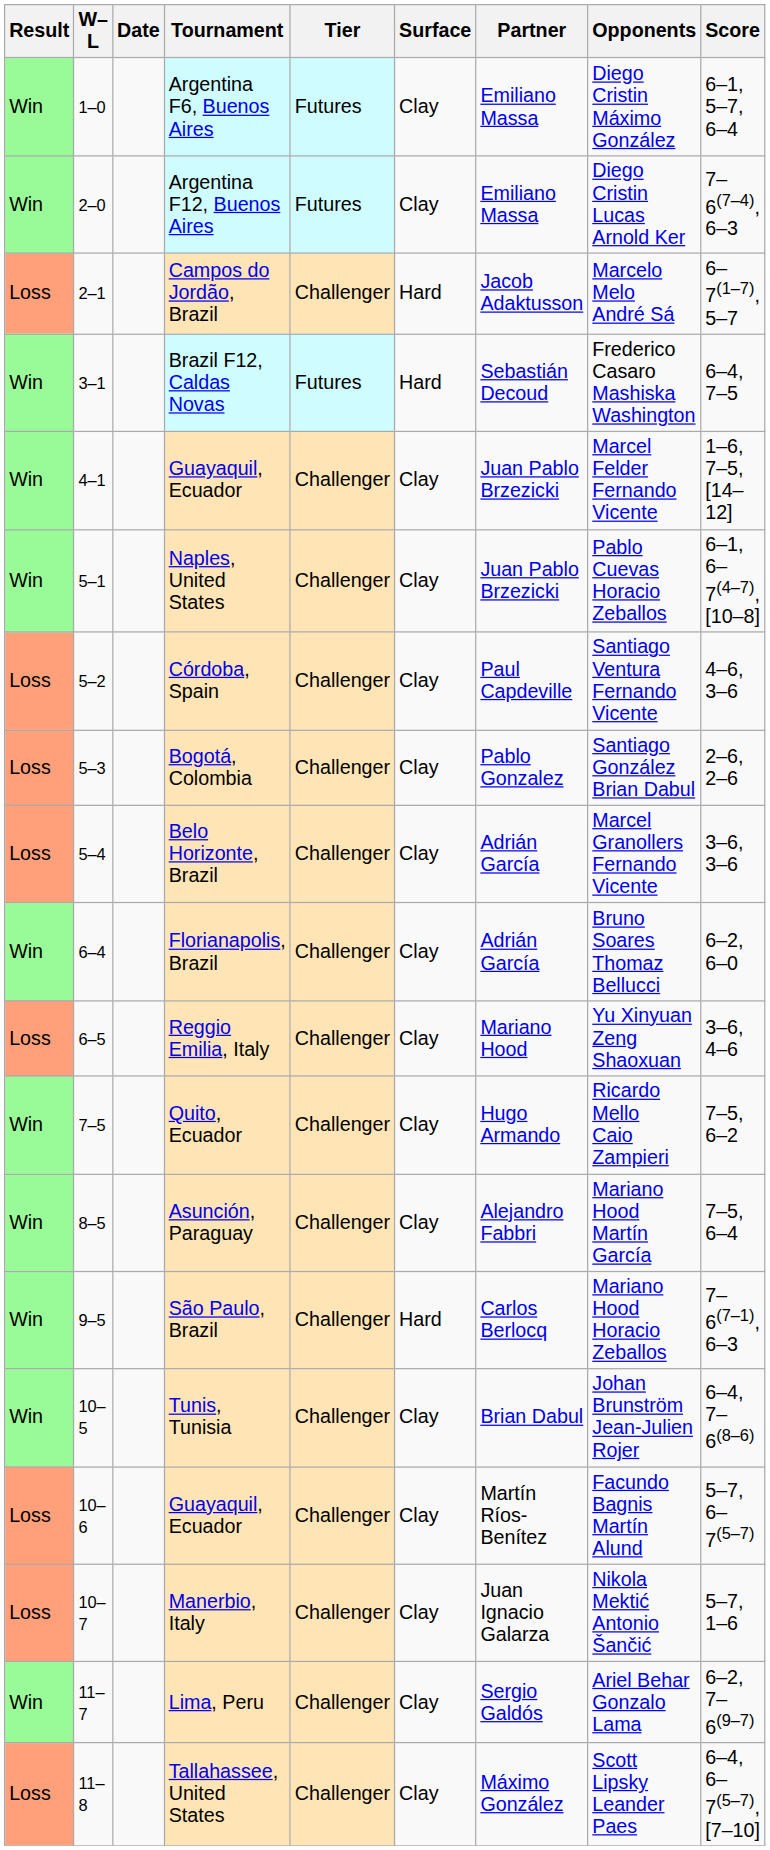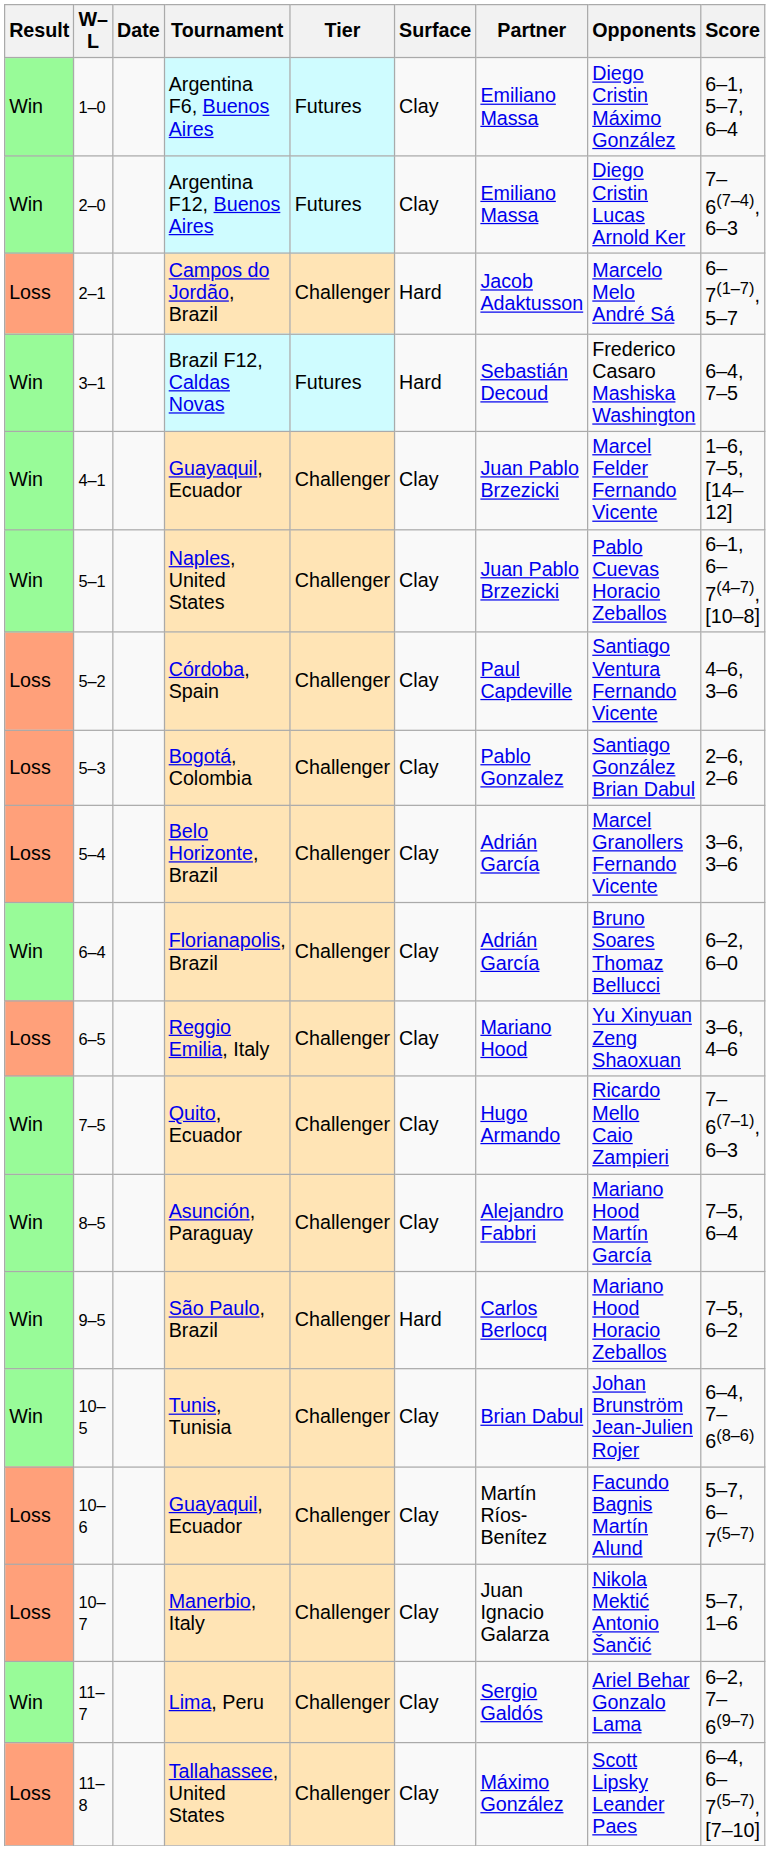(724, 1124) 7–5, 6–2 -> (733, 1124) 7–6(7–1), 6–3
(733, 1320) 7–6(7–1), 6–3 -> (724, 1320) 7–5, 6–2
